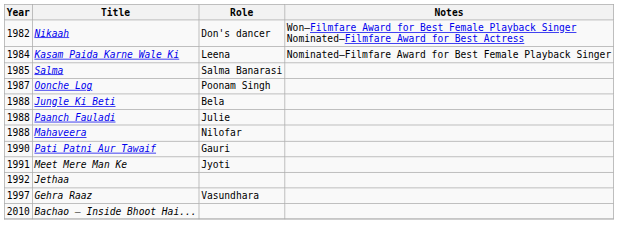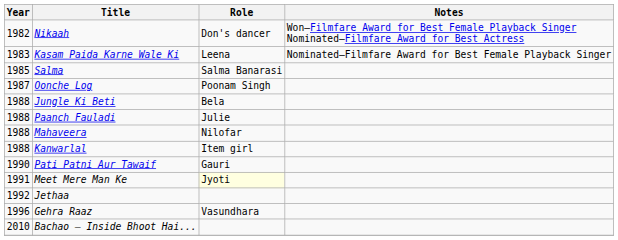(18, 55) 1984 -> (18, 55) 1983
+ row: (60, 149)
(216, 164) no background -> (216, 180) lightyellow background
(18, 196) 1997 -> (18, 211) 1996
